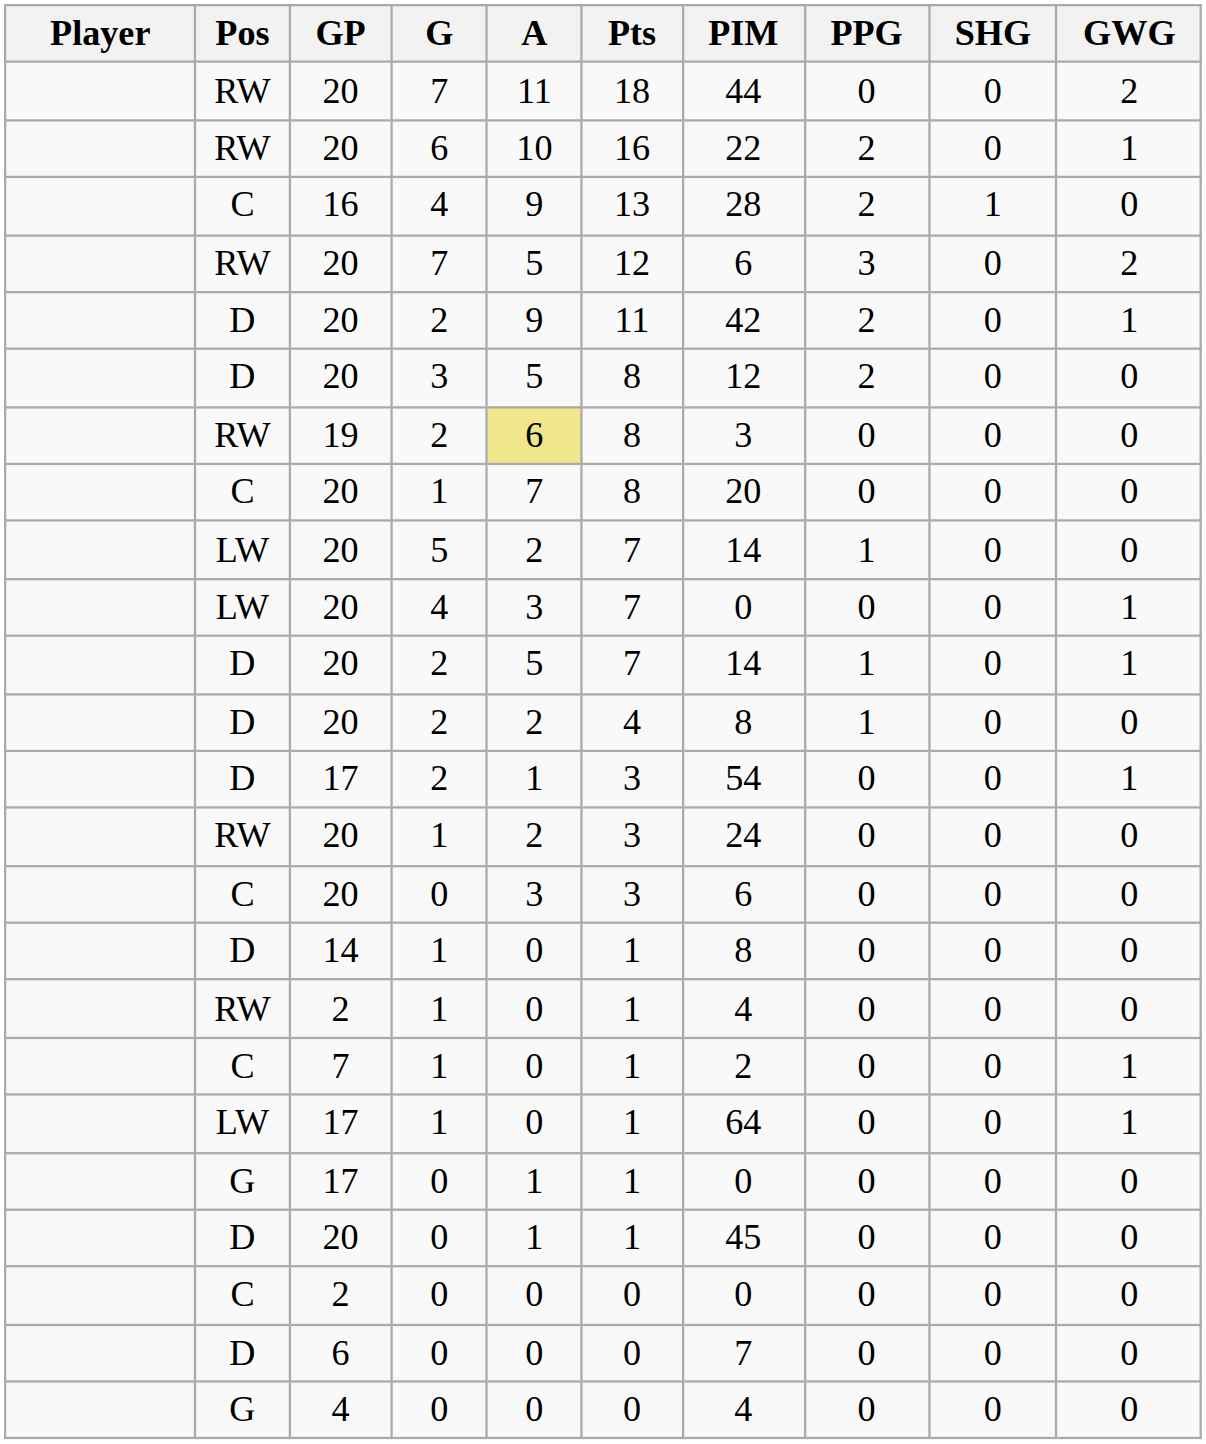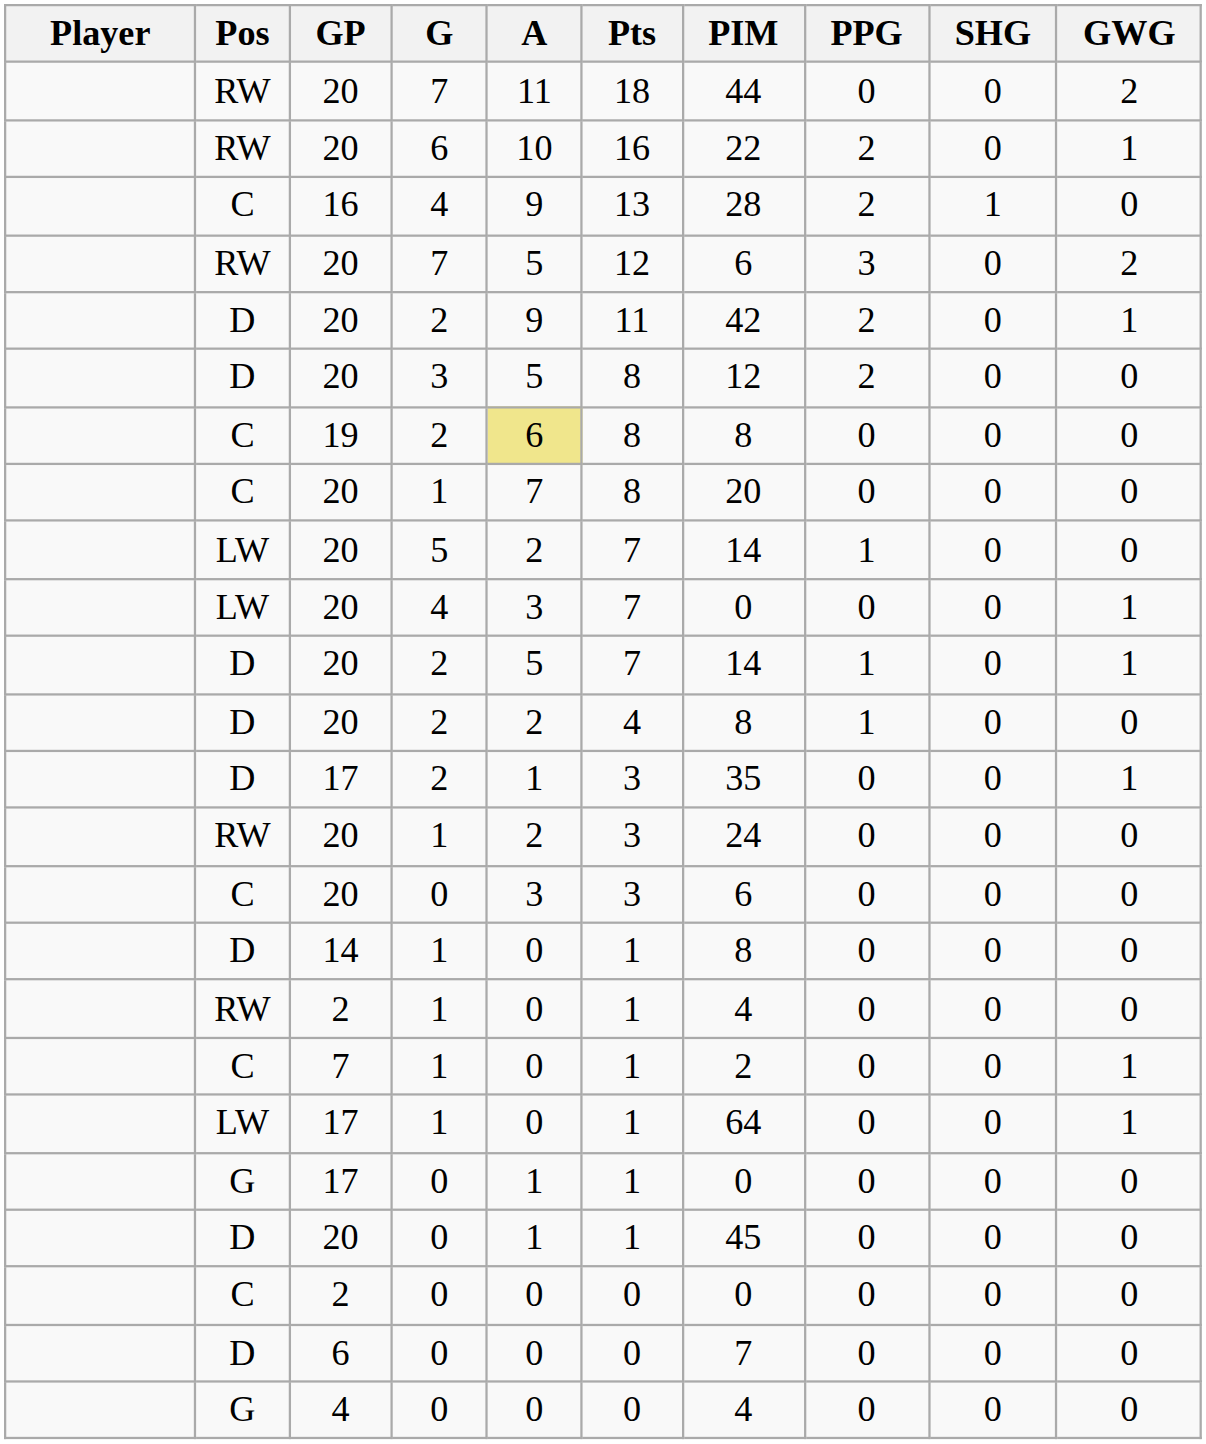(242, 434) RW -> (242, 434) C
(743, 434) 3 -> (743, 434) 8
(743, 778) 54 -> (743, 778) 35
